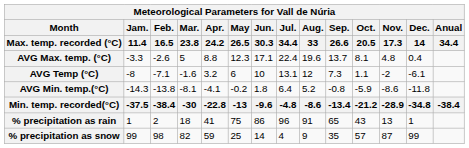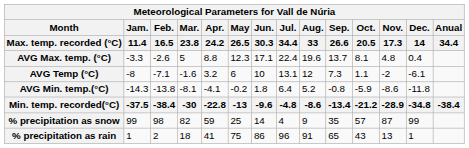rows swapped: (64, 120) <-> (64, 136)
